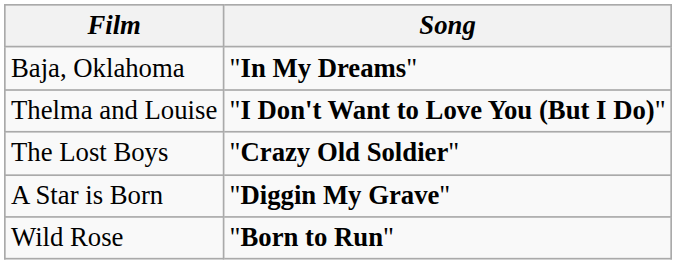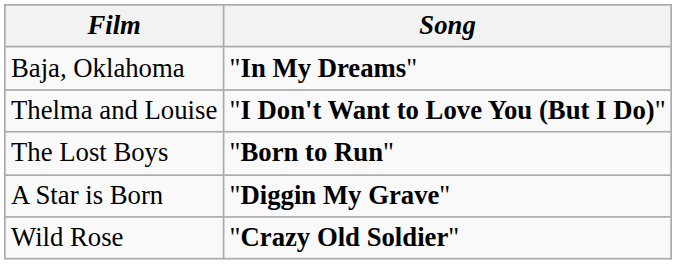(344, 152) "Crazy Old Soldier" -> (312, 152) "Born to Run"
(312, 237) "Born to Run" -> (344, 237) "Crazy Old Soldier"
